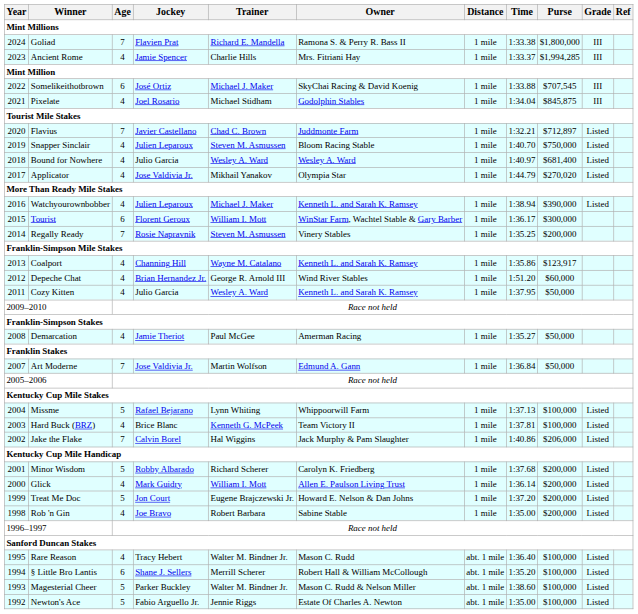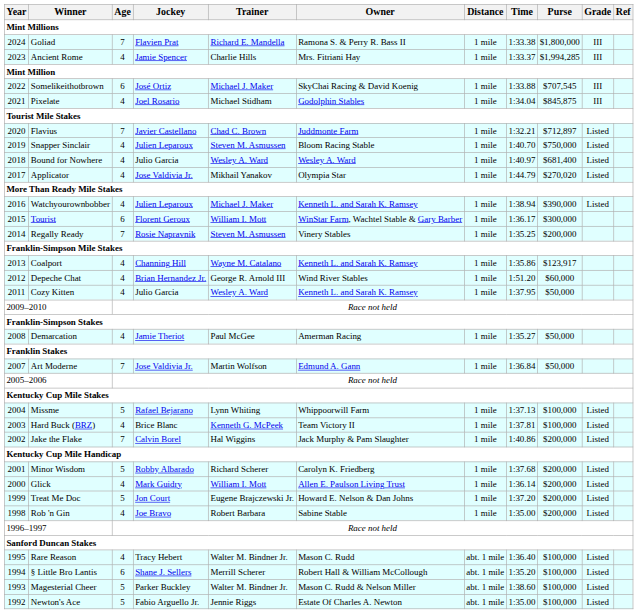(560, 439) $206,000 -> (560, 439) $200,000
